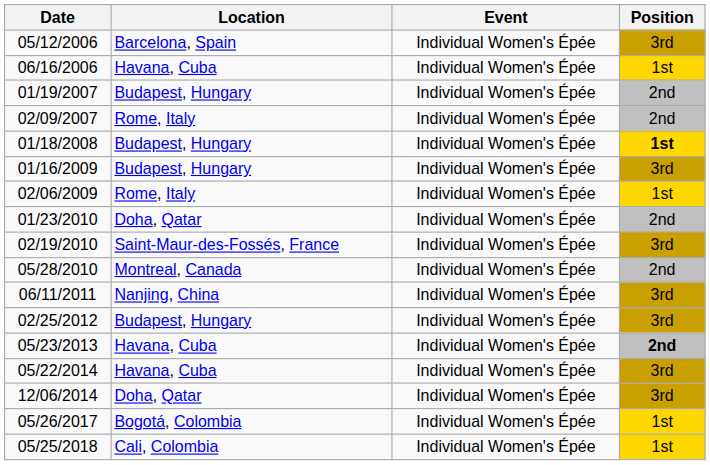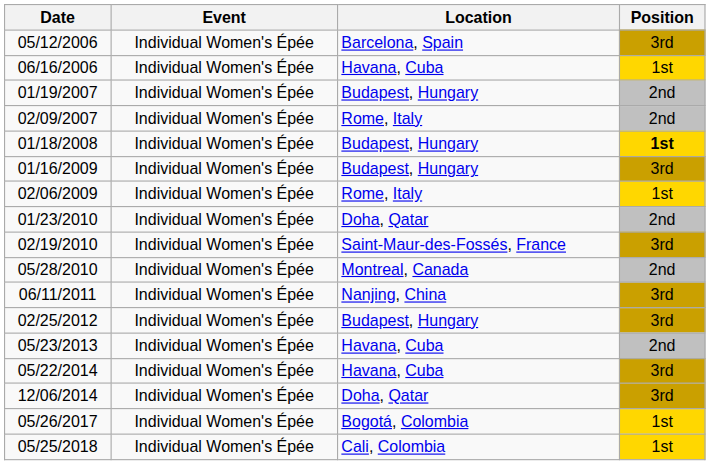columns swapped: (252, 18) <-> (506, 18)
(662, 346) bold -> (662, 346) normal
